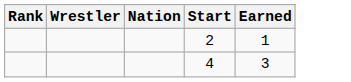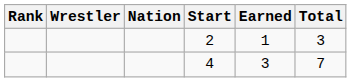+ column: (321, 17)
